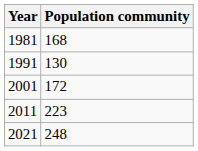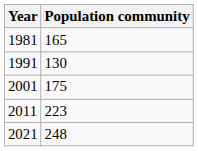(56, 39) 168 -> (56, 39) 165
(56, 87) 172 -> (56, 87) 175
